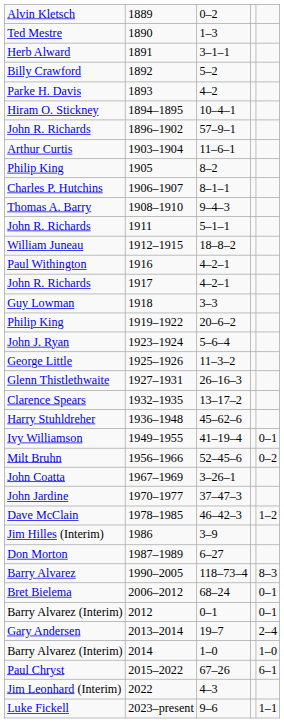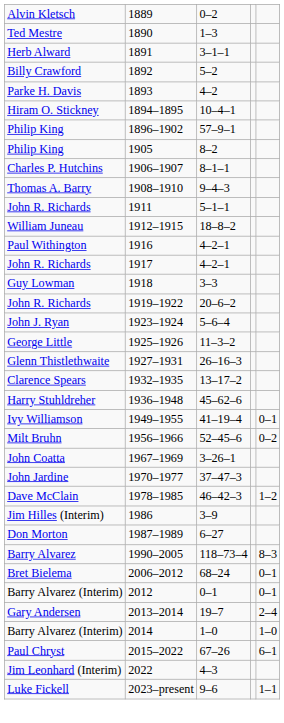(49, 129) John R. Richards -> (35, 129) Philip King
- row: (156, 149)
(35, 322) Philip King -> (49, 303) John R. Richards
